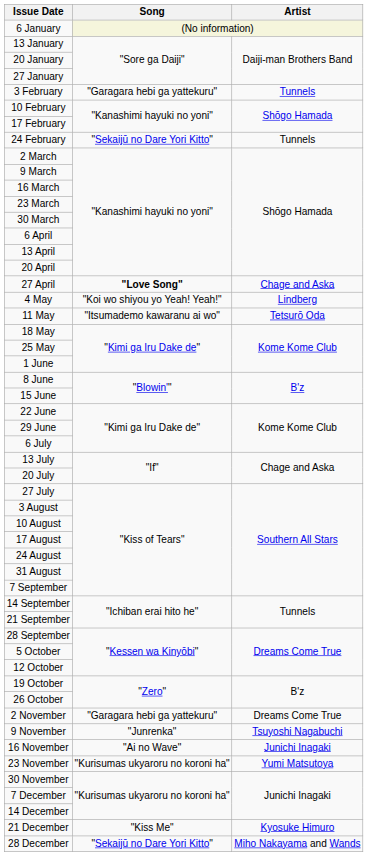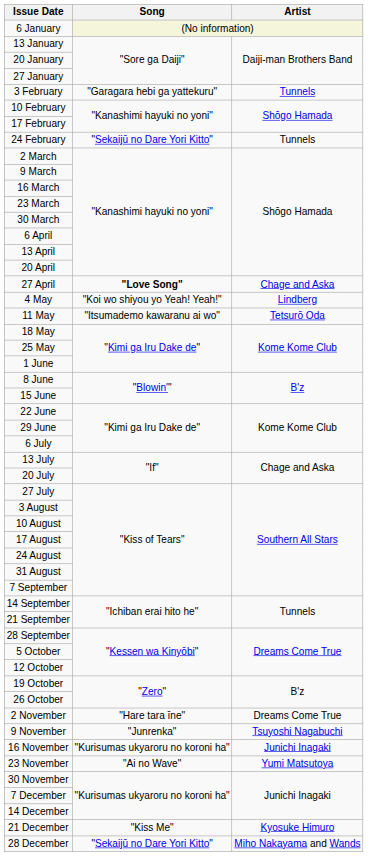(152, 715) "Garagara hebi ga yattekuru" -> (152, 715) "Hare tara īne"
(152, 747) "Ai no Wave" -> (152, 747) "Kurisumas ukyaroru no koroni ha"
(152, 763) "Kurisumas ukyaroru no koroni ha" -> (152, 763) "Ai no Wave"
